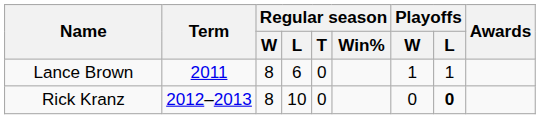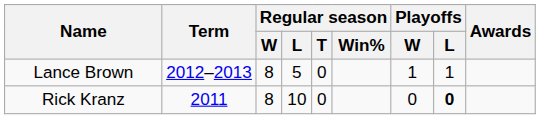(209, 72) 2011 -> (209, 72) 2012–2013
(297, 72) 6 -> (297, 72) 5
(209, 99) 2012–2013 -> (209, 99) 2011
